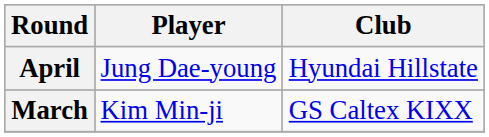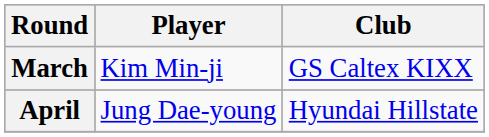rows swapped: (50, 110) <-> (50, 68)
